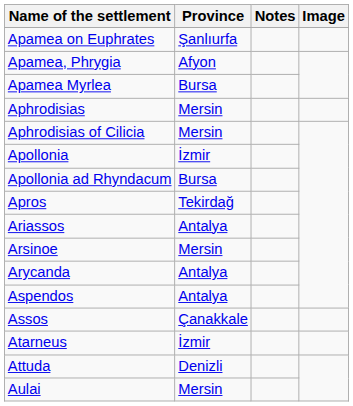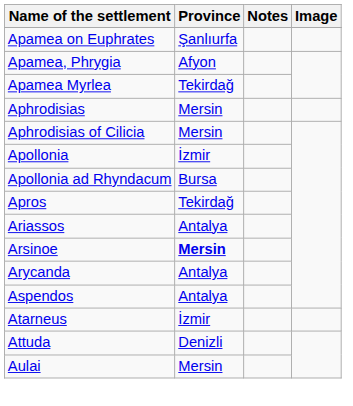(198, 86) Bursa -> (206, 86) Tekirdağ
(200, 249) normal -> (202, 249) bold
- row: (28, 319)
